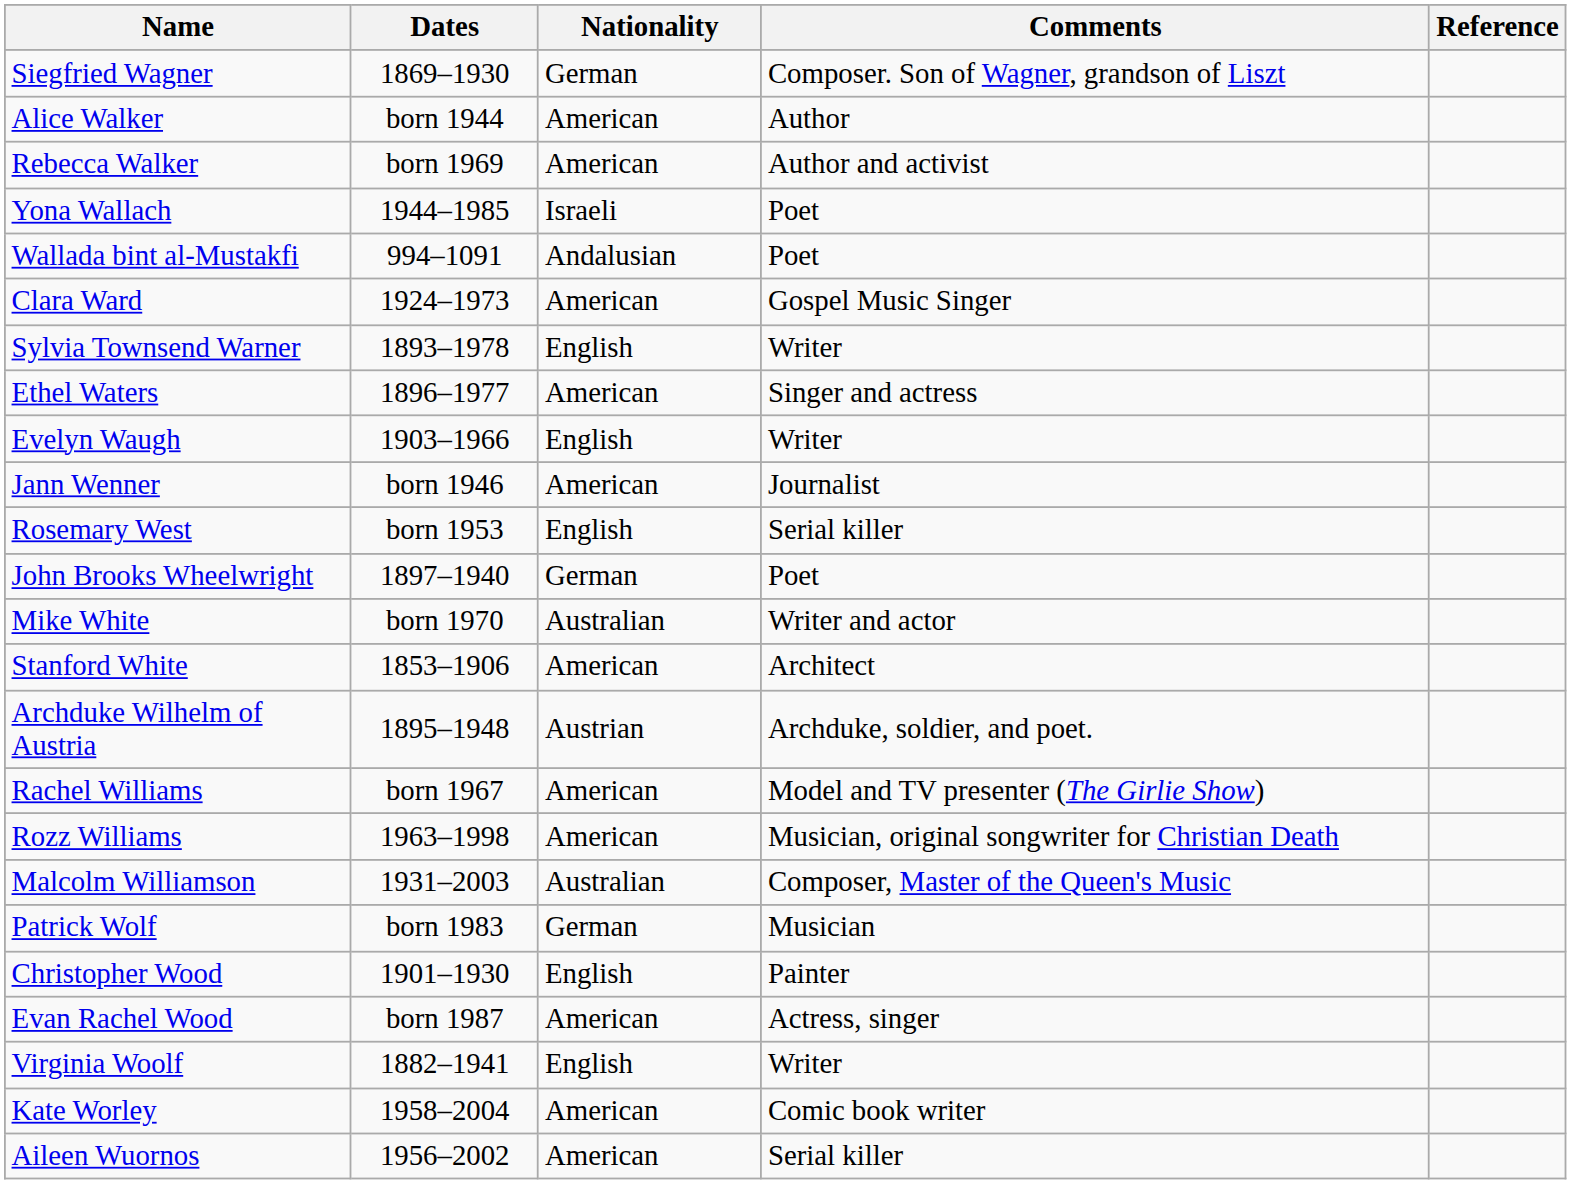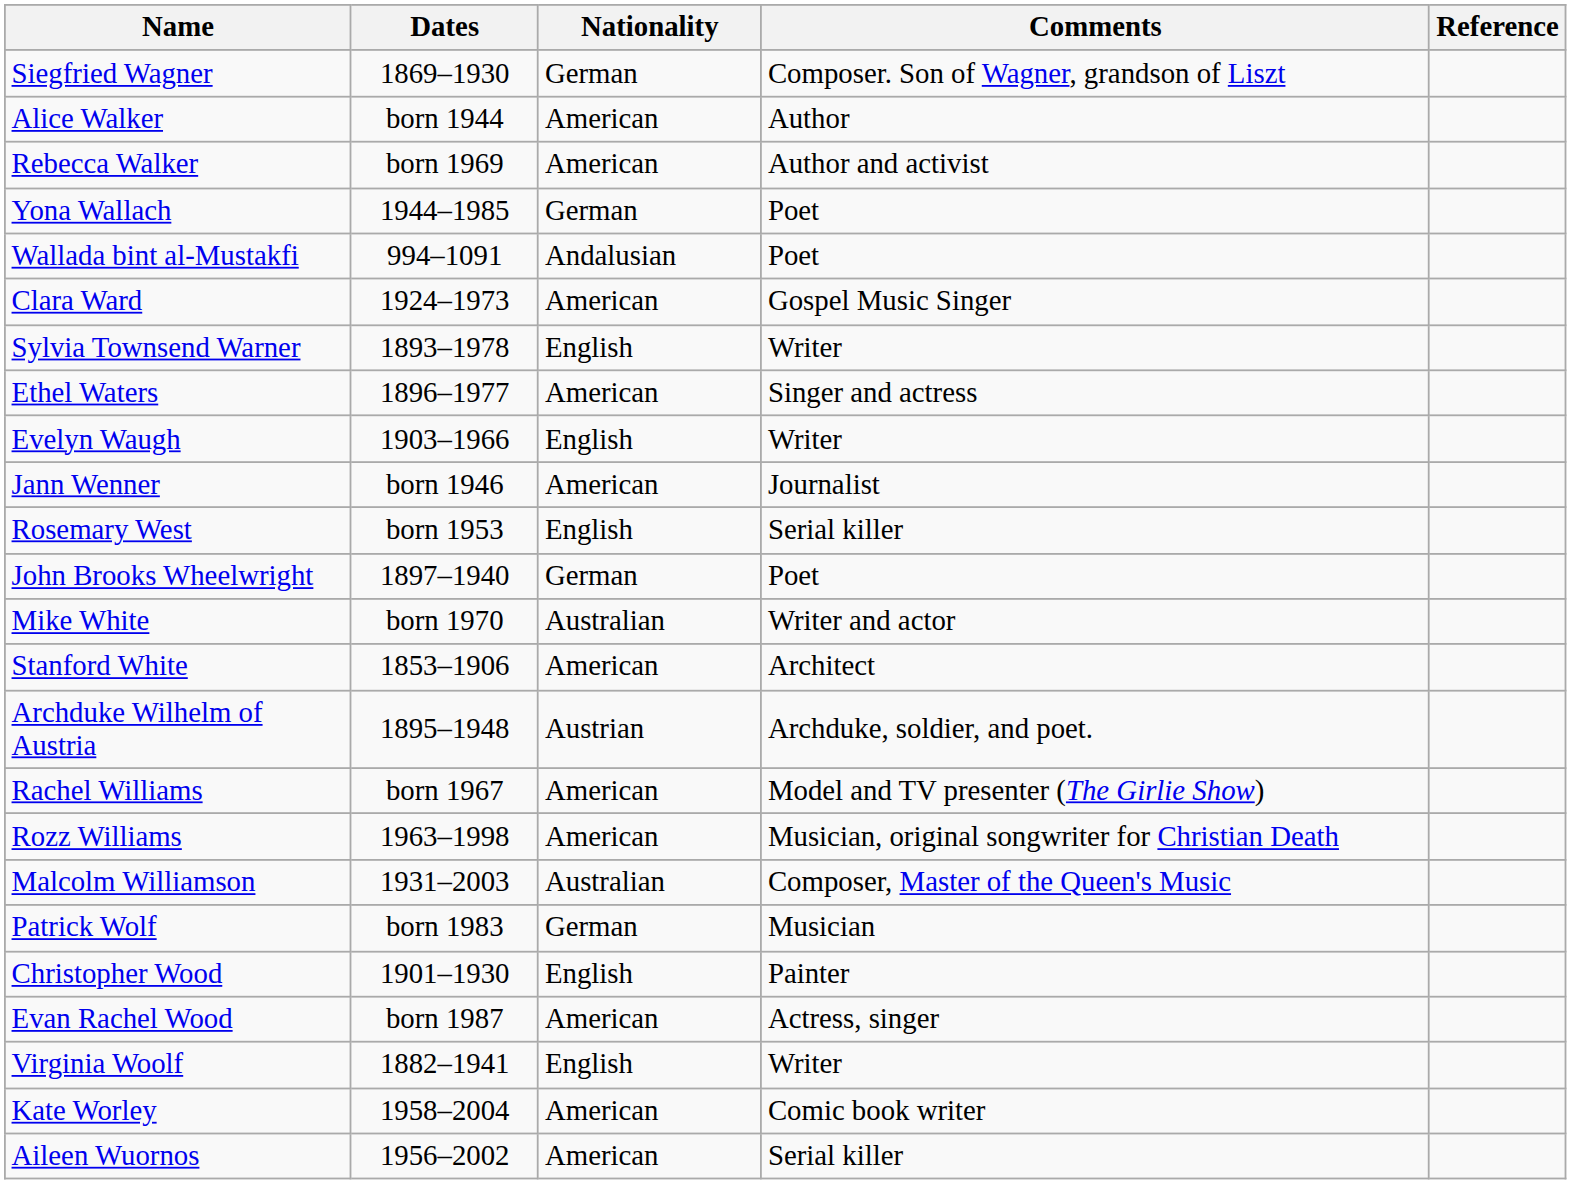(581, 210) Israeli -> (591, 210) German
